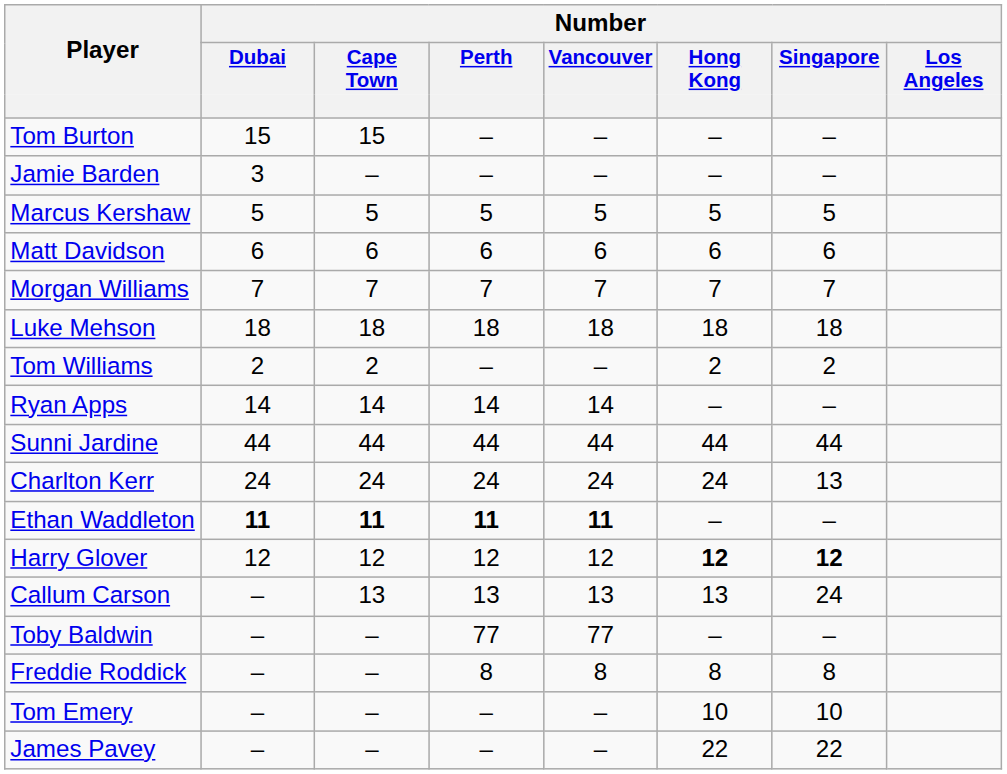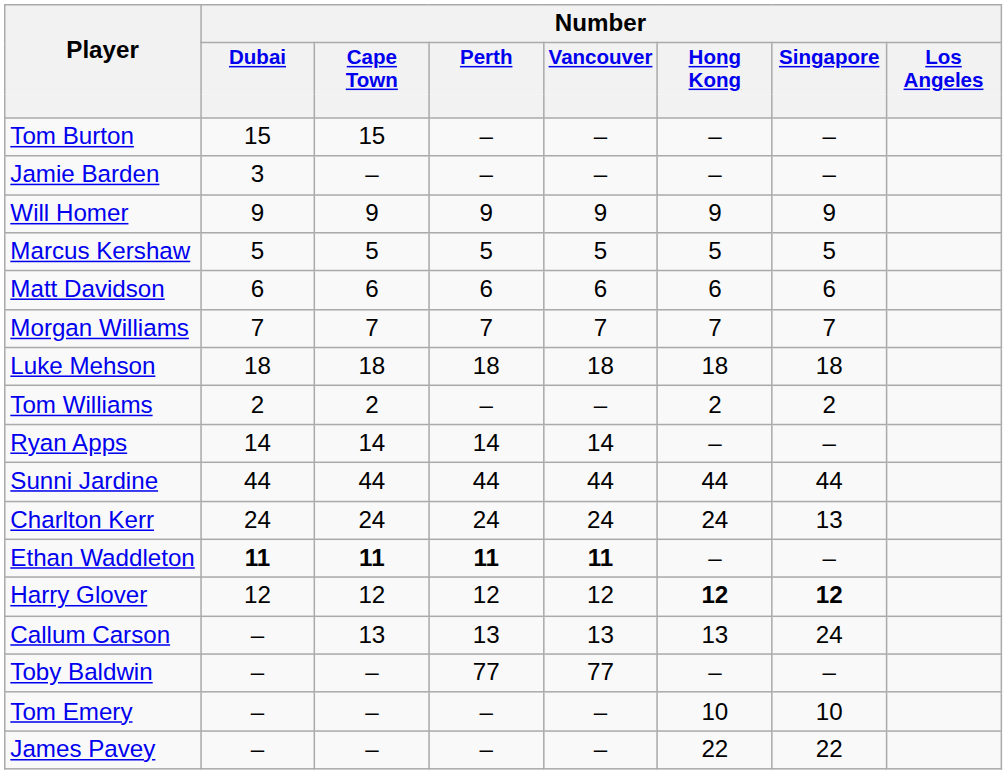+ row: (69, 213)
- row: (98, 672)
